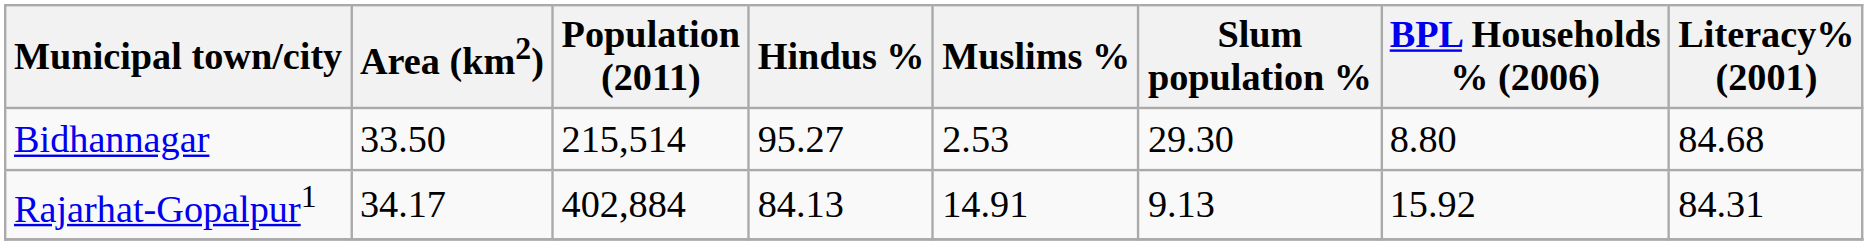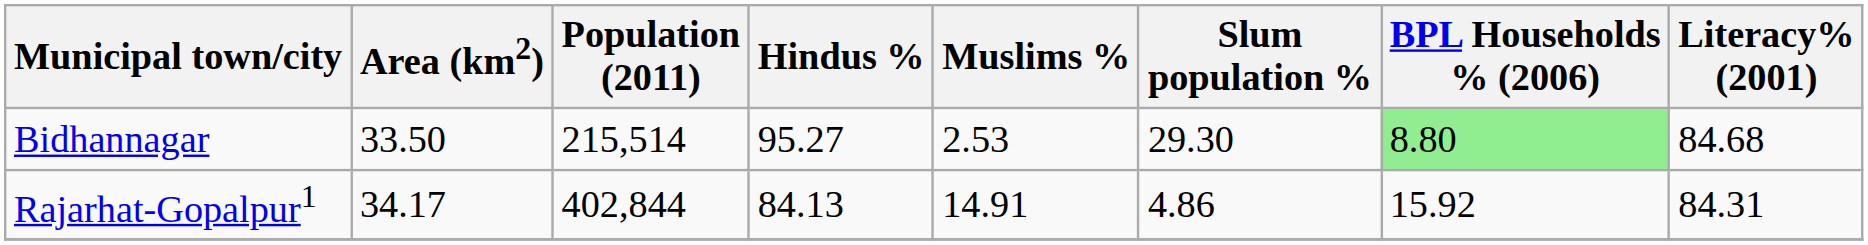(1423, 138) no background -> (1423, 138) lightgreen background
(624, 204) 402,884 -> (624, 204) 402,844
(1181, 204) 9.13 -> (1181, 204) 4.86
